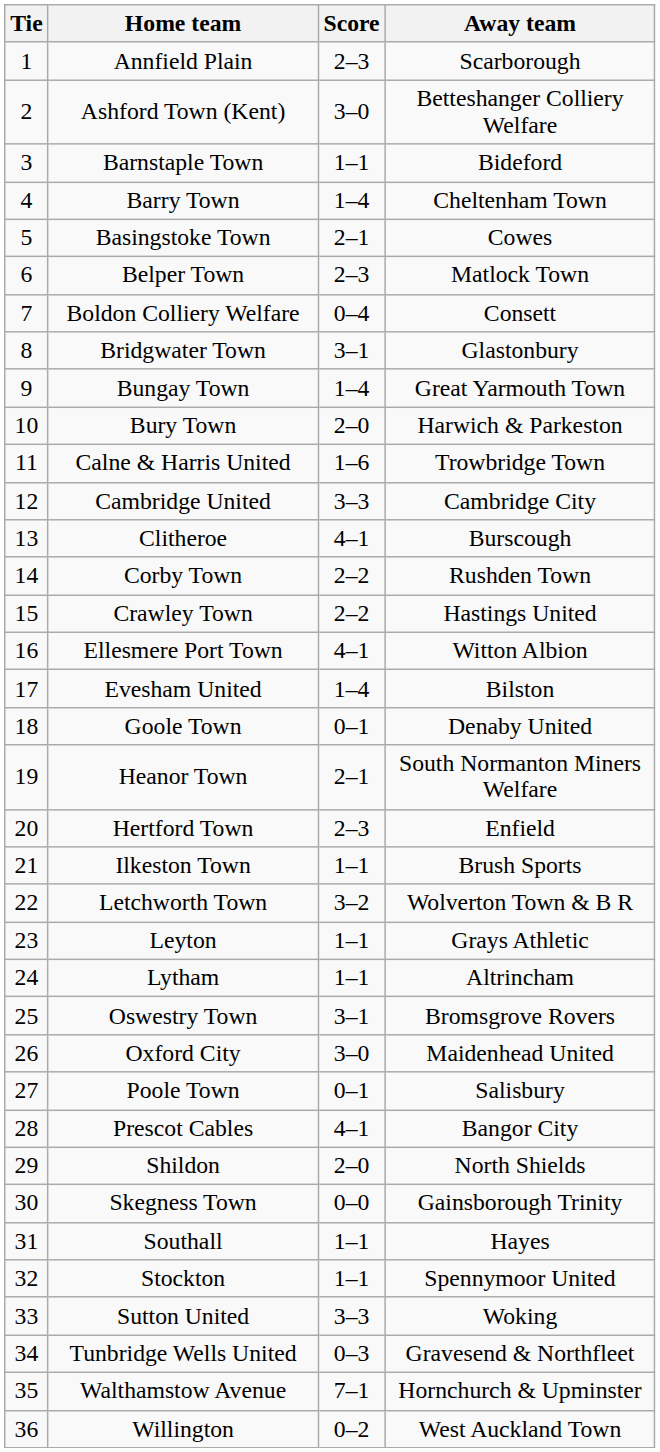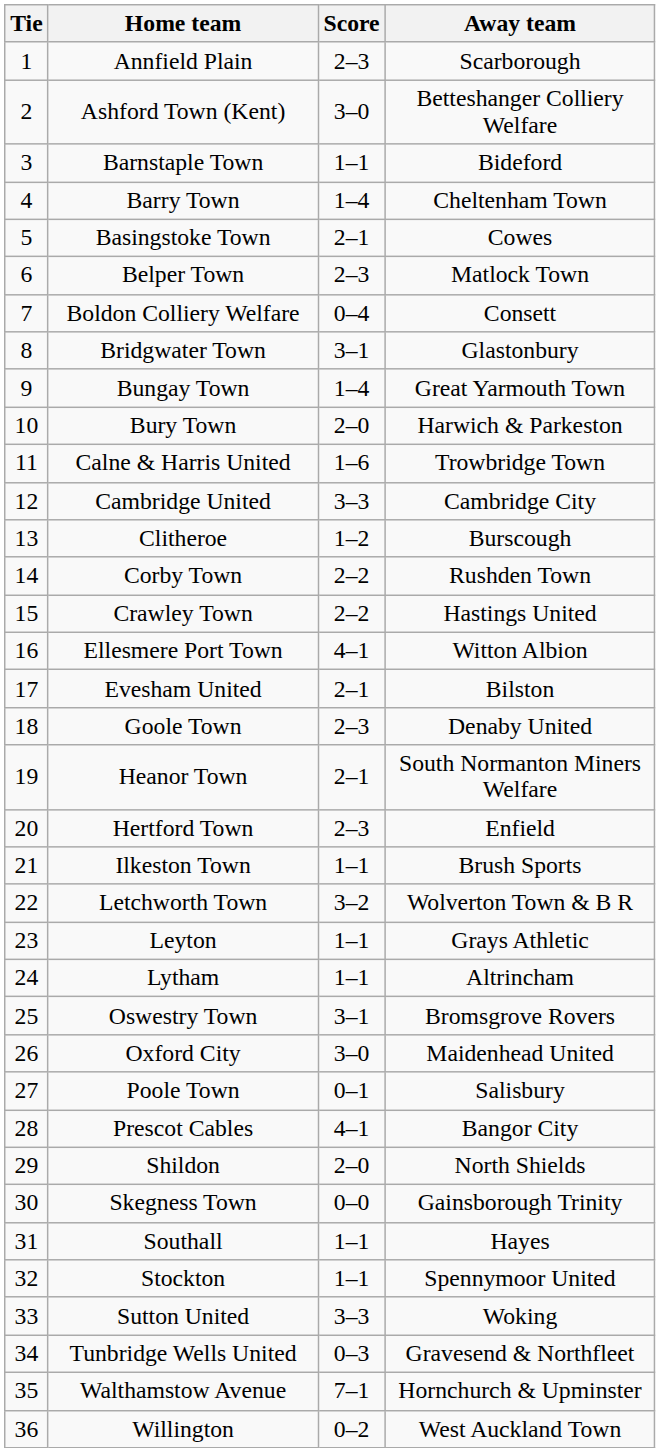(352, 538) 4–1 -> (352, 538) 1–2
(352, 688) 1–4 -> (352, 688) 2–1
(352, 725) 0–1 -> (352, 725) 2–3
